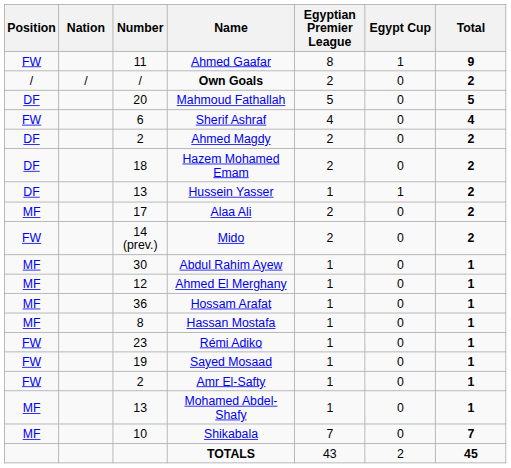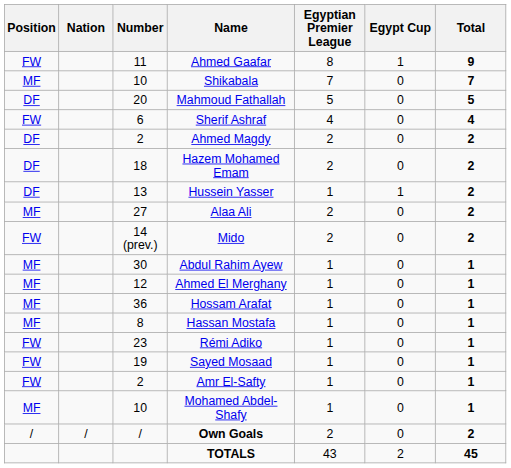rows swapped: (231, 434) <-> (231, 81)
(140, 212) 17 -> (140, 212) 27
(140, 408) 13 -> (140, 408) 10
